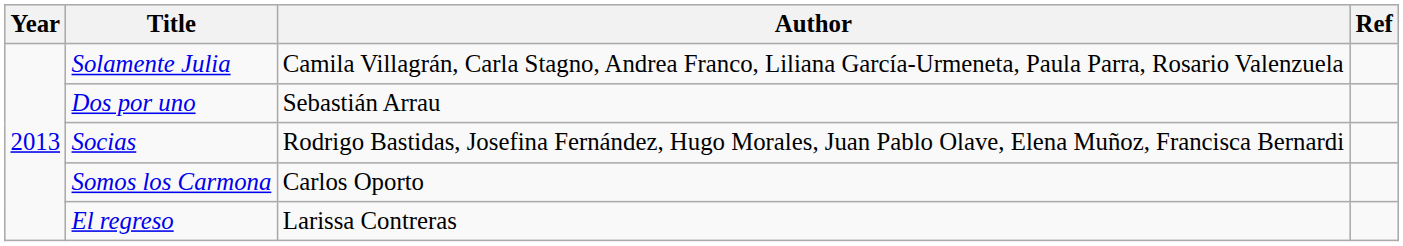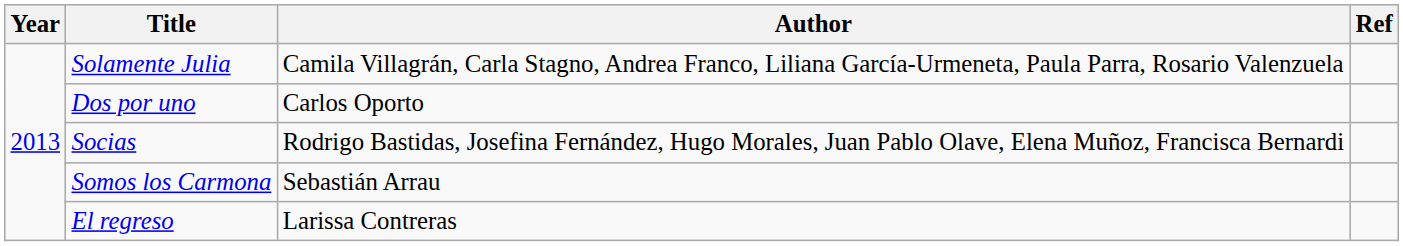(362, 102) Sebastián Arrau -> (353, 102) Carlos Oporto
(353, 181) Carlos Oporto -> (362, 181) Sebastián Arrau
